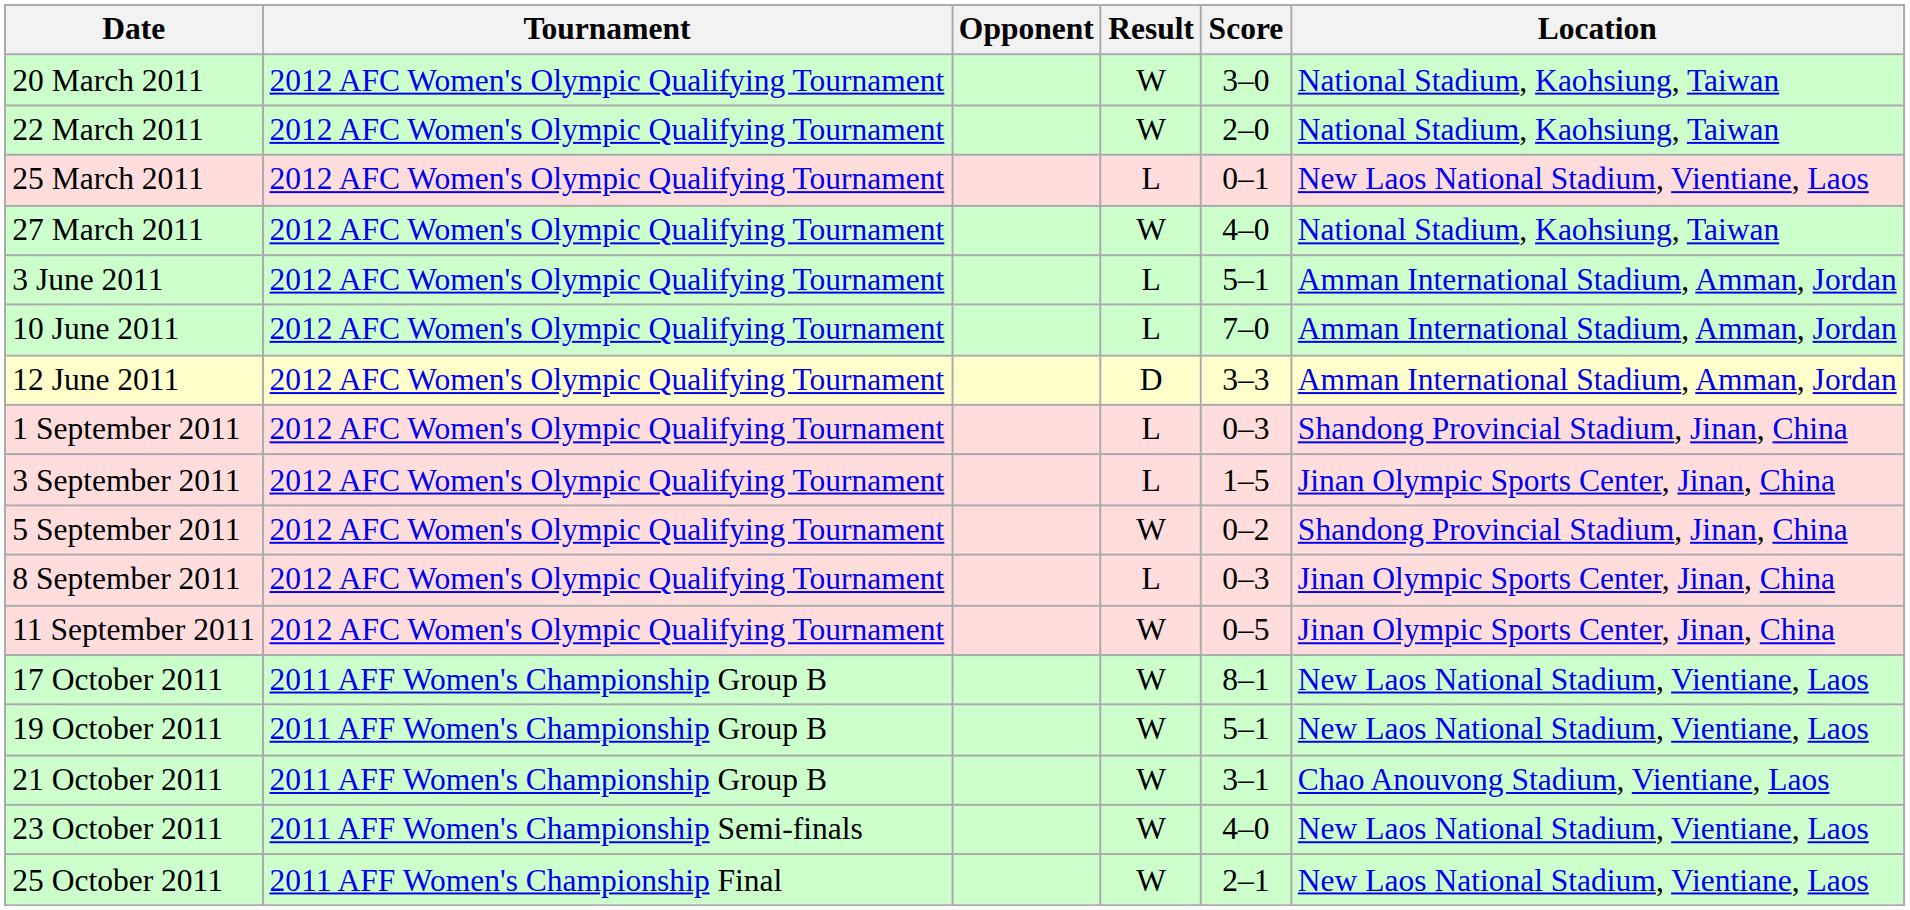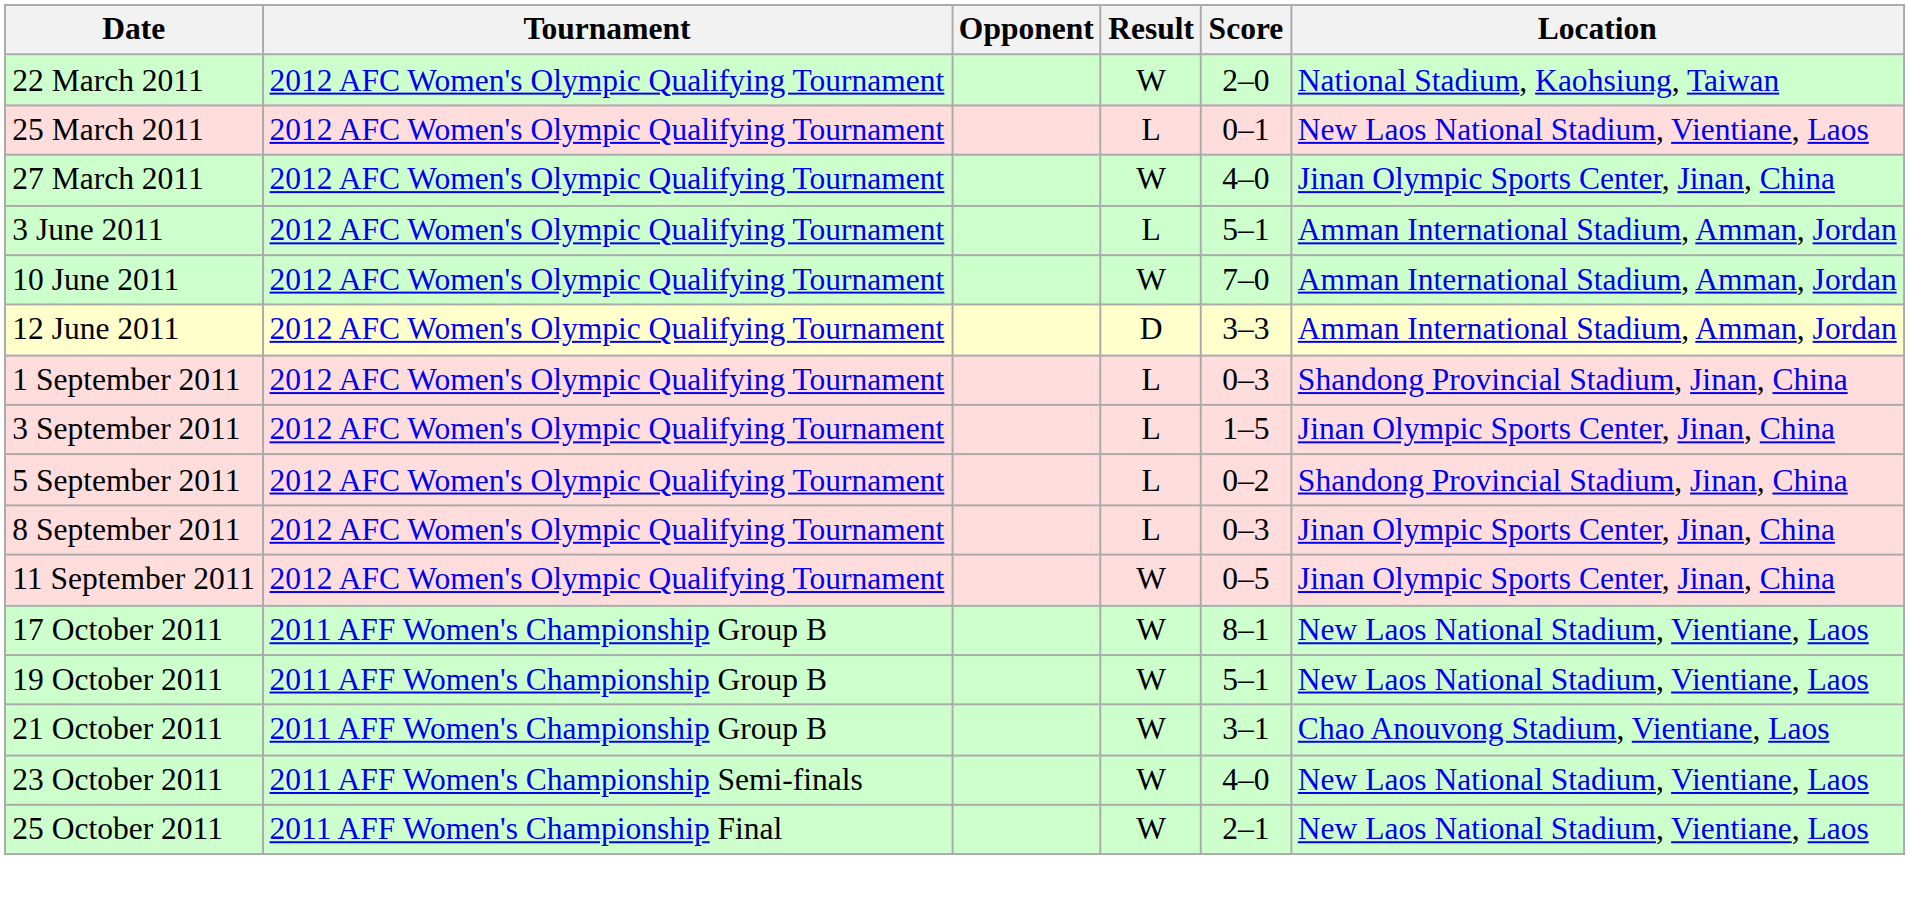- row: (108, 79)
(1539, 229) National Stadium, Kaohsiung, Taiwan -> (1566, 179) Jinan Olympic Sports Center, Jinan, China
(1151, 329) L -> (1151, 279) W
(1151, 529) W -> (1151, 479) L
